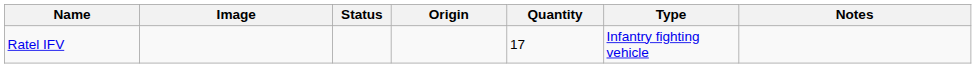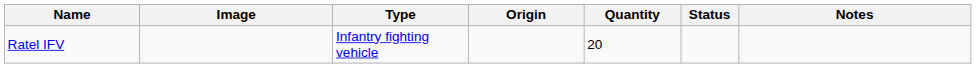columns swapped: (671, 15) <-> (362, 15)
(517, 44) 17 -> (595, 44) 20
